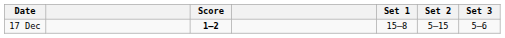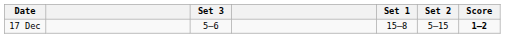columns swapped: (211, 11) <-> (479, 11)
